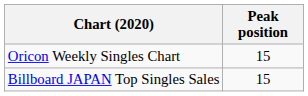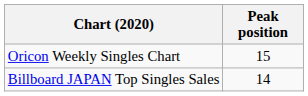(263, 79) 15 -> (263, 79) 14
